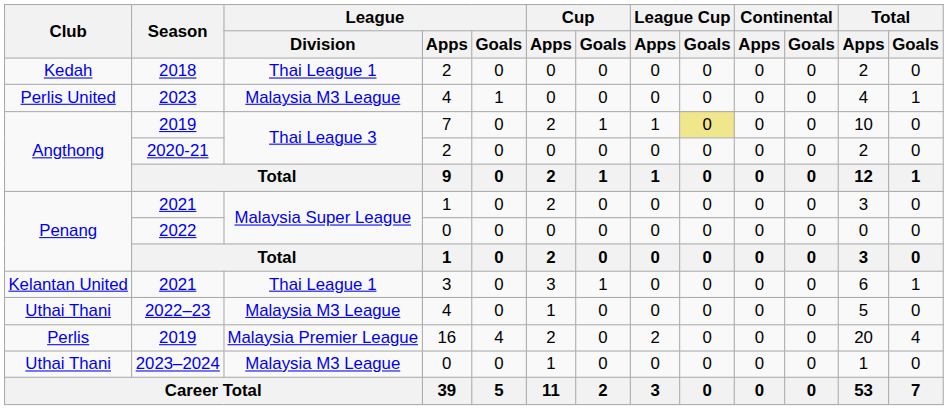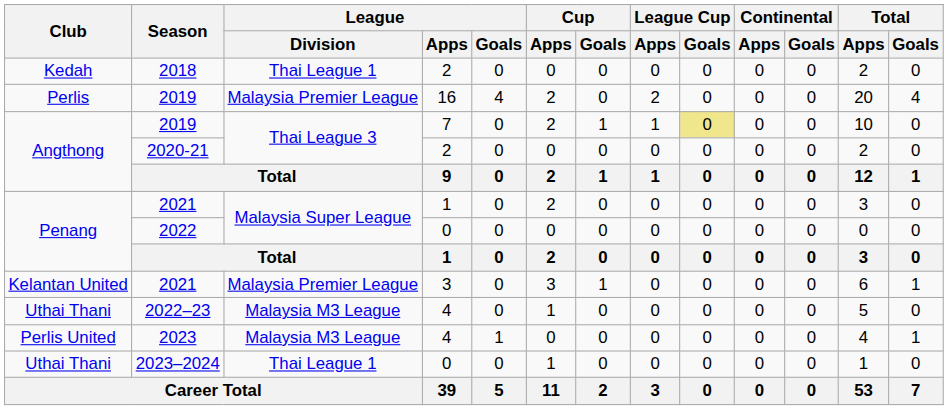rows swapped: (68, 337) <-> (68, 97)
(323, 284) Thai League 1 -> (323, 284) Malaysia Premier League
(323, 364) Malaysia M3 League -> (323, 364) Thai League 1
